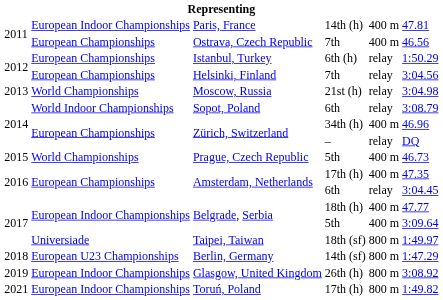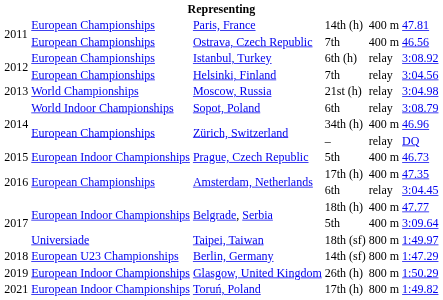(111, 25) European Indoor Championships -> (93, 25) European Championships
(420, 58) 1:50.29 -> (420, 58) 3:08.92
(85, 157) World Championships -> (111, 157) European Indoor Championships
(420, 273) 3:08.92 -> (420, 273) 1:50.29
